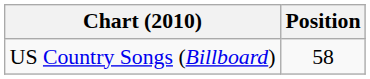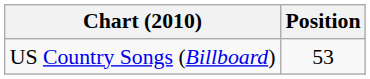(323, 56) 58 -> (323, 56) 53
